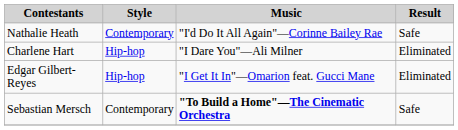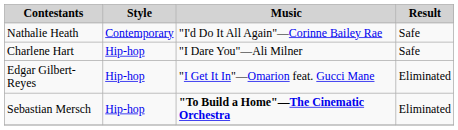(425, 51) Eliminated -> (409, 51) Safe
(139, 108) Contemporary -> (125, 108) Hip-hop
(409, 108) Safe -> (425, 108) Eliminated
